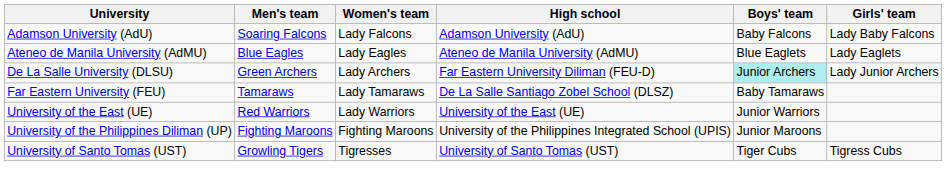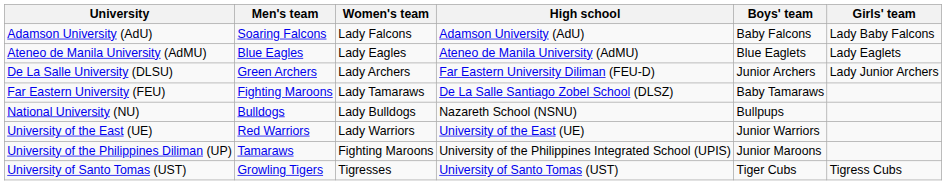(776, 72) paleturquoise background -> (776, 72) no background
(266, 92) Tamaraws -> (285, 92) Fighting Maroons
+ row: (73, 111)
(285, 131) Fighting Maroons -> (266, 151) Tamaraws
